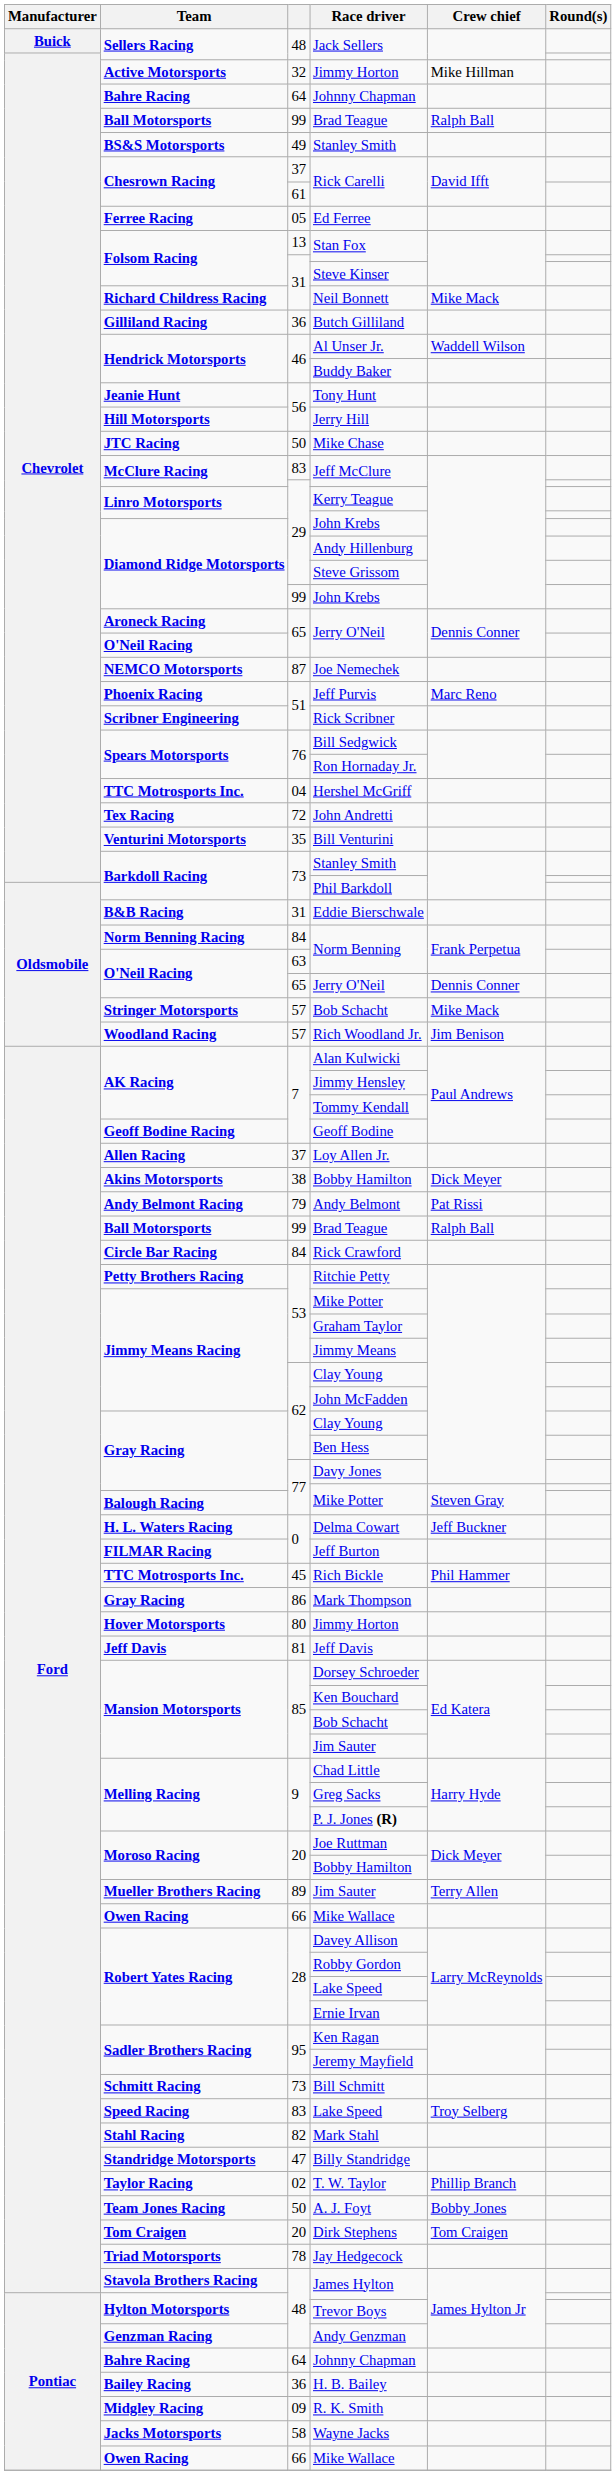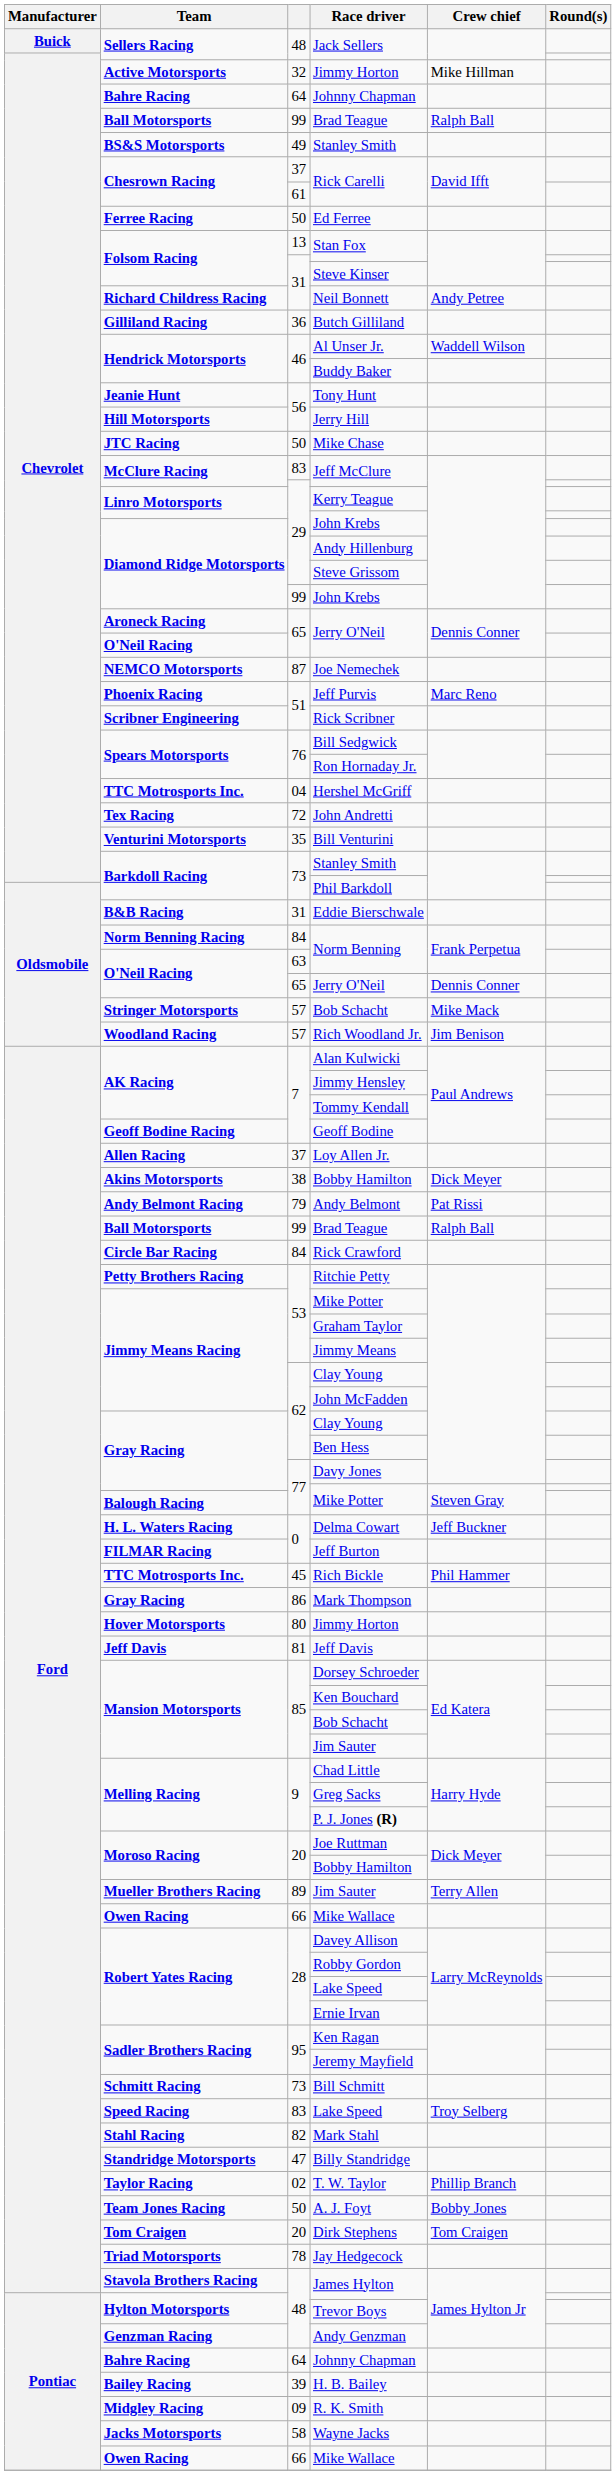(299, 218) 05 -> (299, 218) 50
(465, 297) Mike Mack -> (467, 297) Andy Petree
(299, 2384) 36 -> (299, 2384) 39
